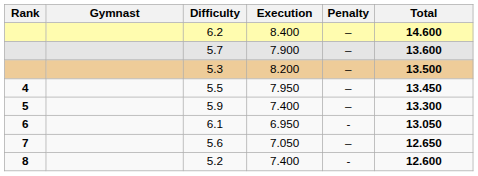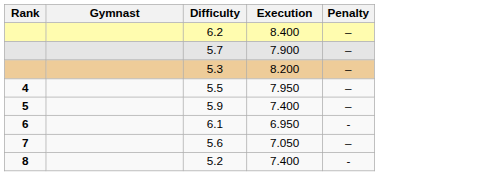- column: (424, 13)
